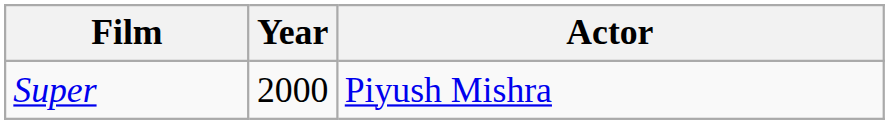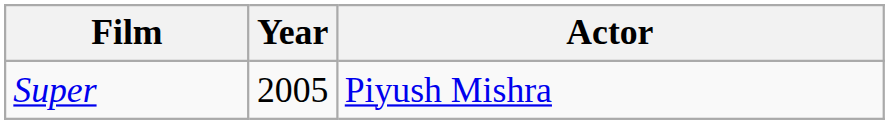(293, 89) 2000 -> (293, 89) 2005
